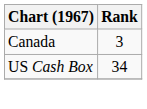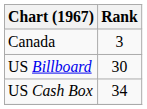+ row: (50, 66)
